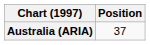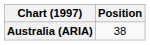(120, 31) 37 -> (120, 31) 38
